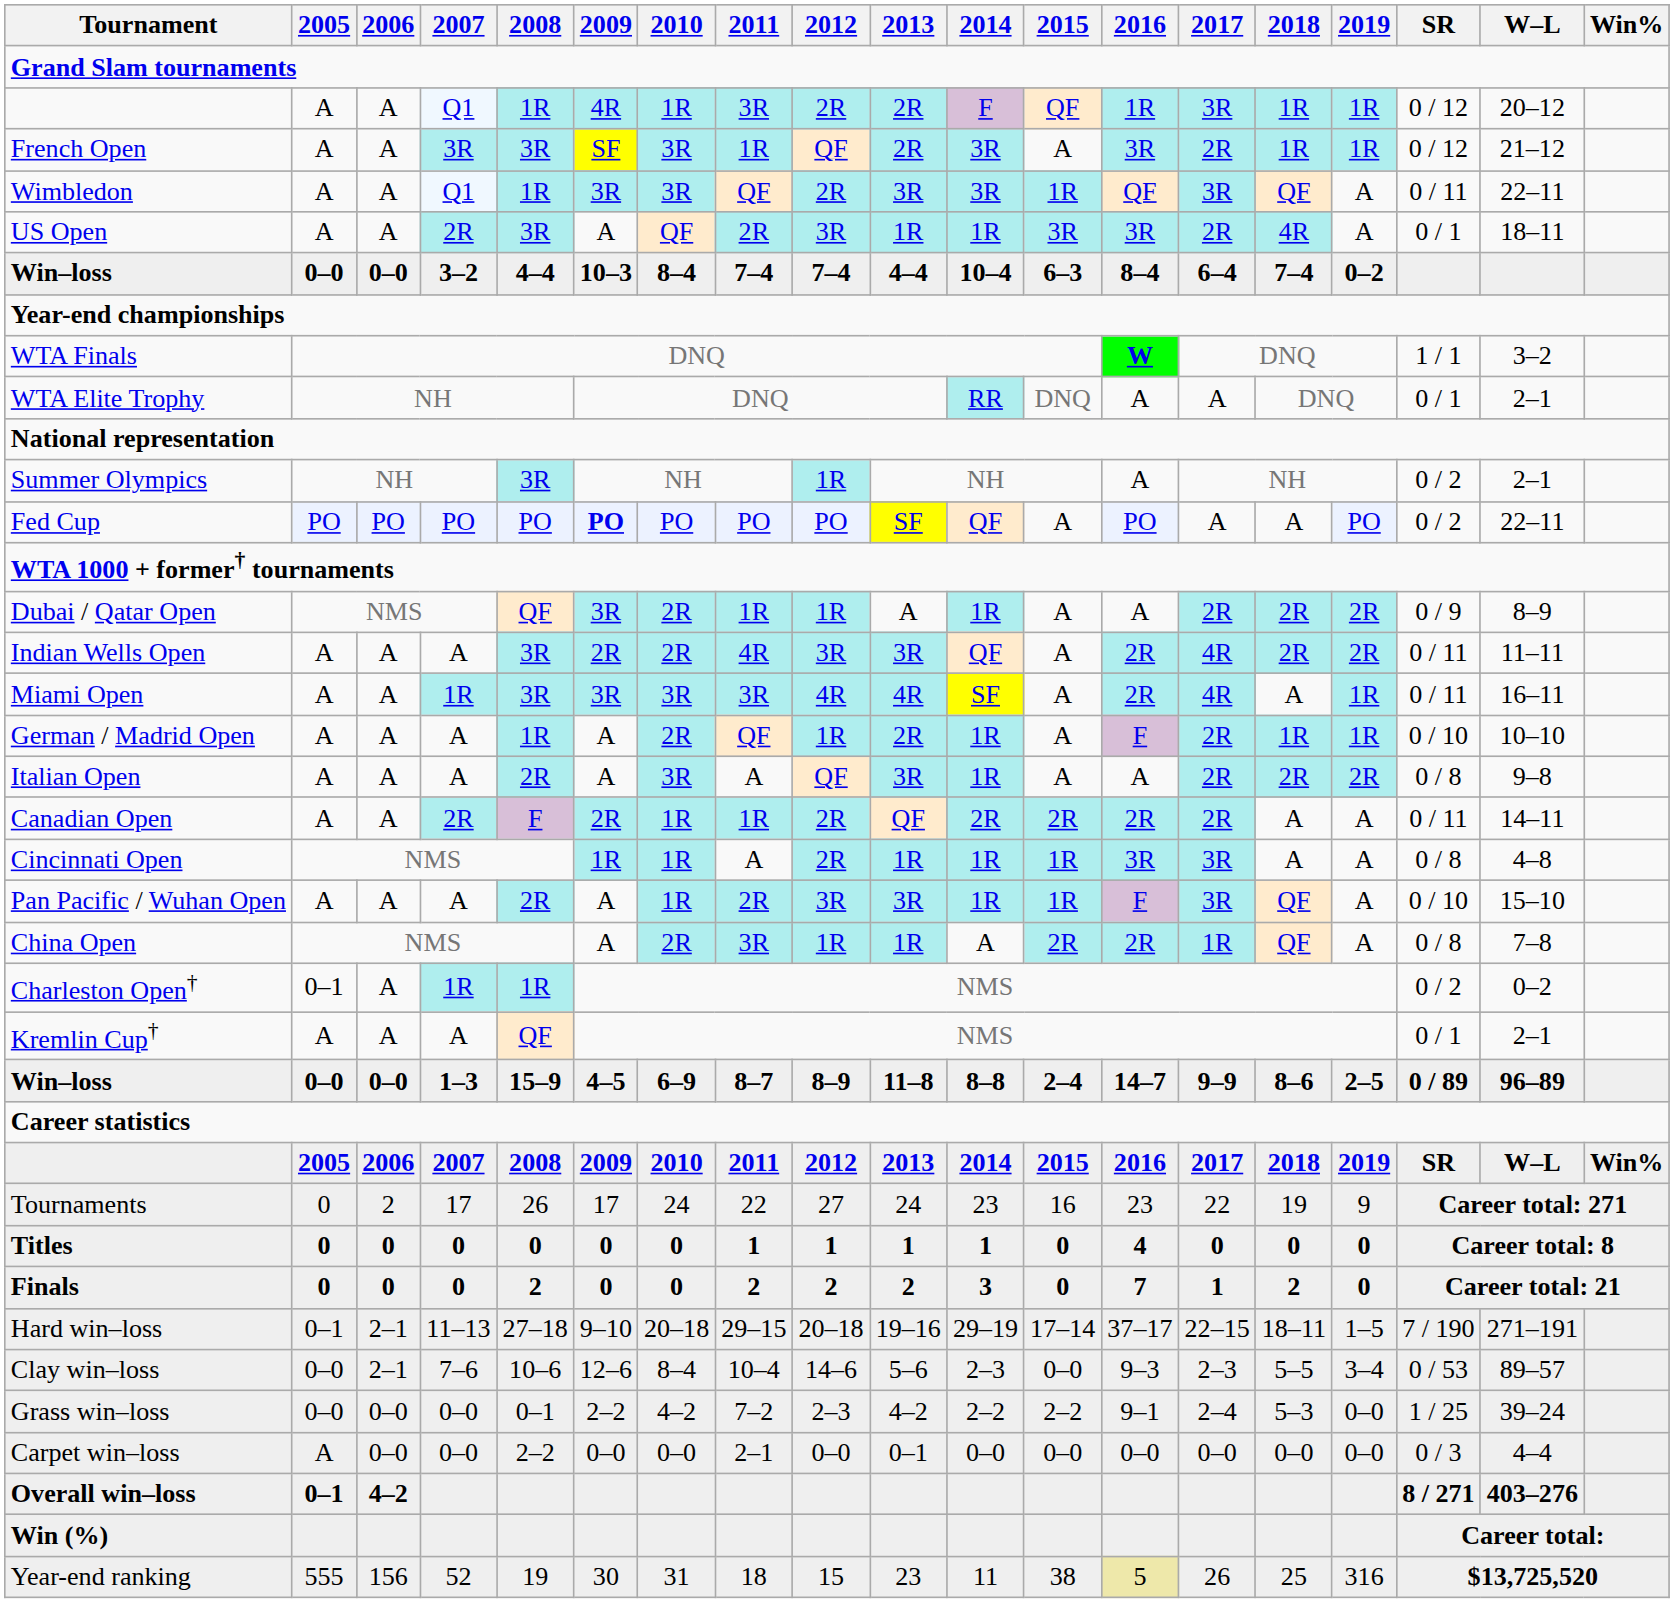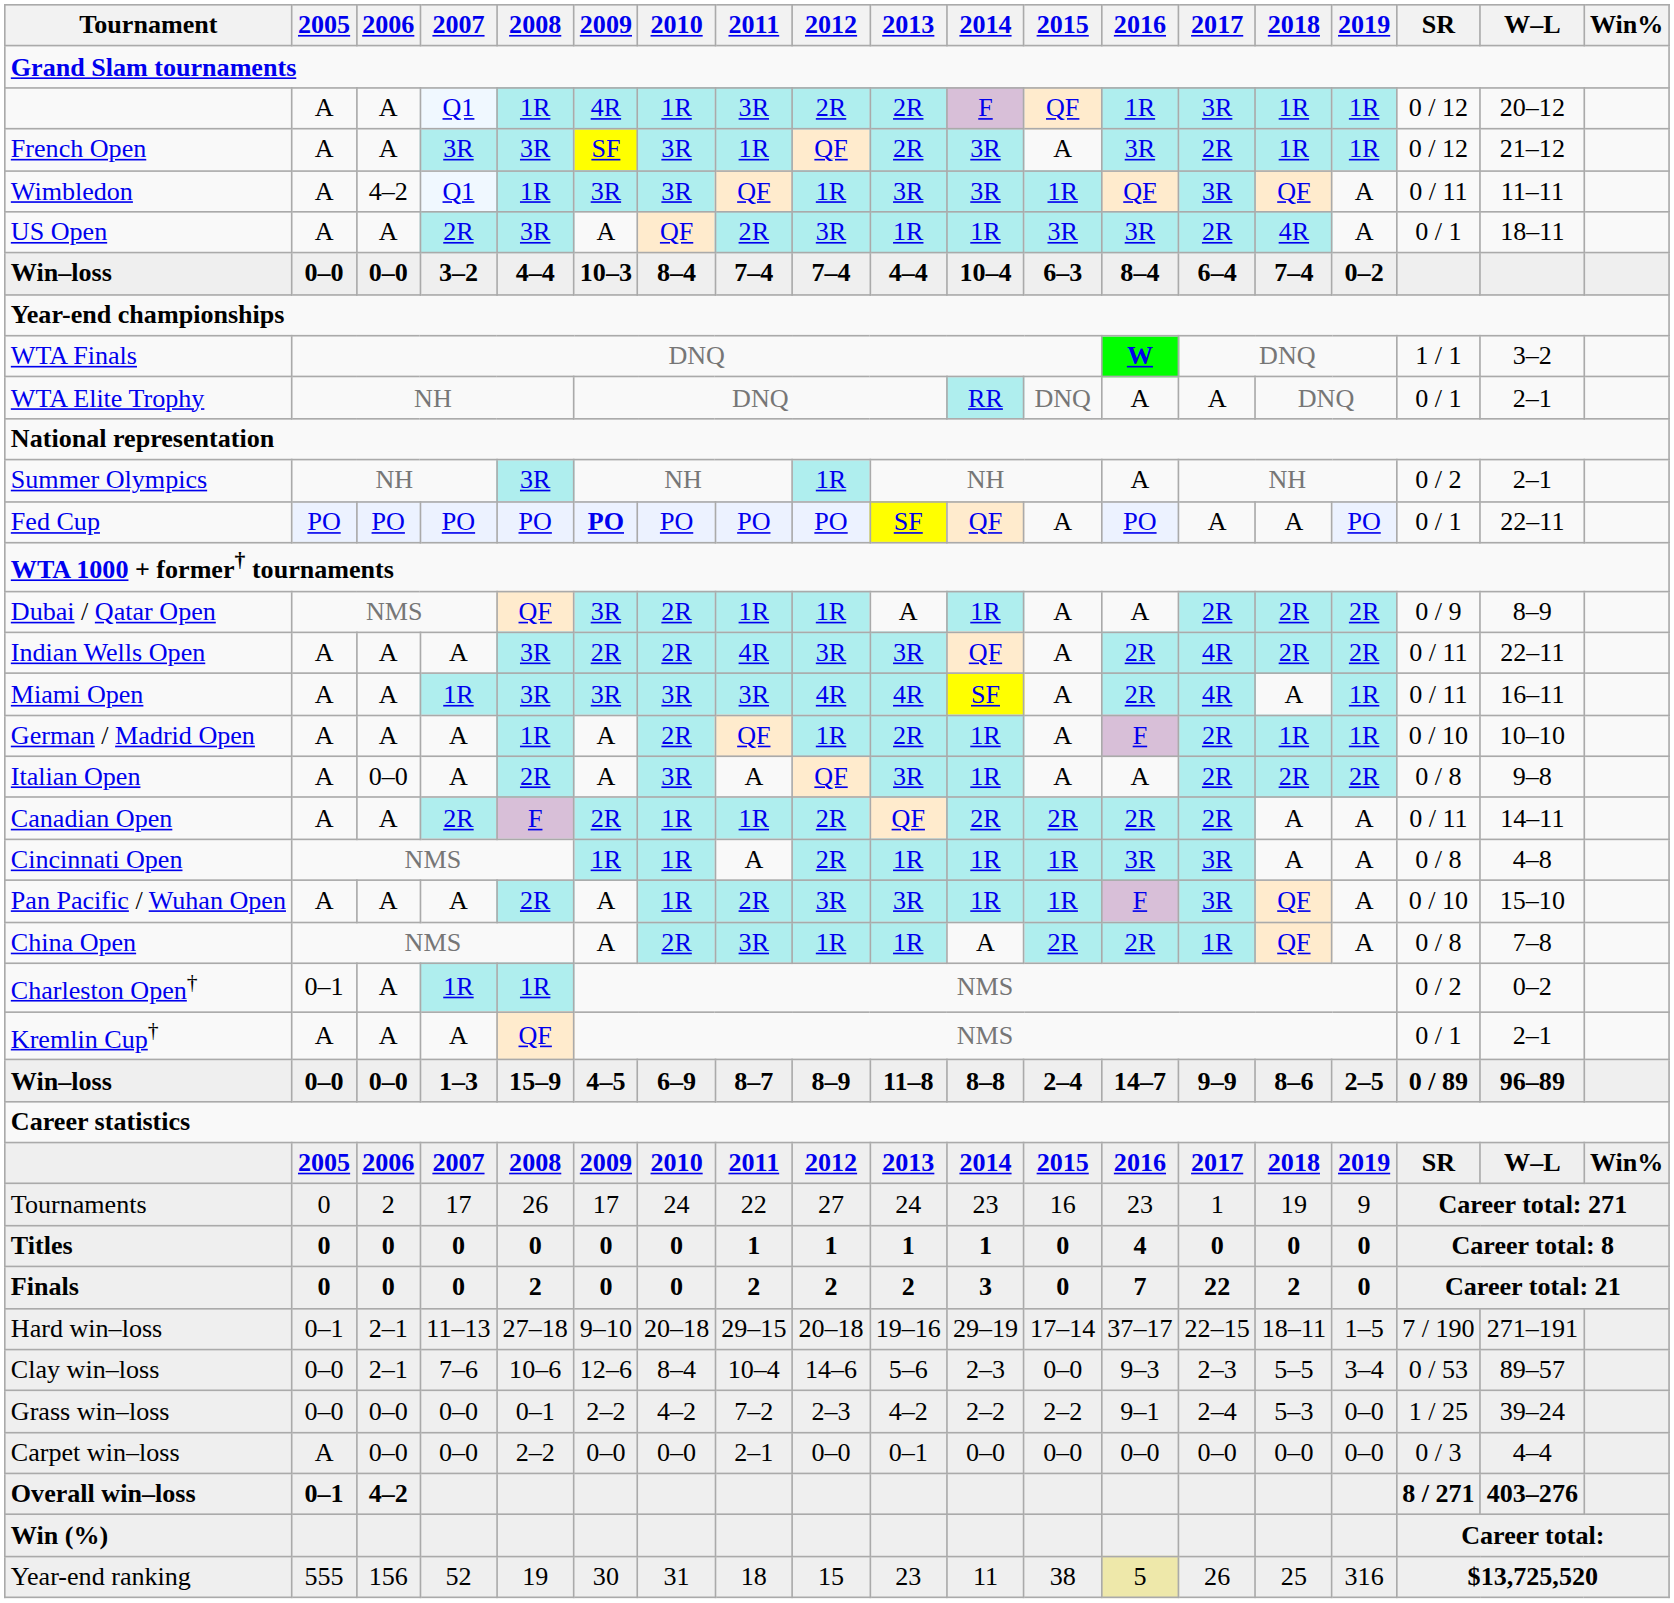(388, 190) A -> (388, 190) 4–2
(831, 190) 2R -> (831, 190) 1R
(1532, 190) 22–11 -> (1532, 190) 11–11
(1438, 521) 0 / 2 -> (1438, 521) 0 / 1
(1532, 652) 11–11 -> (1532, 652) 22–11
(388, 776) A -> (388, 776) 0–0
(1217, 1204) 22 -> (1217, 1204) 1
(1217, 1287) 1 -> (1217, 1287) 22
